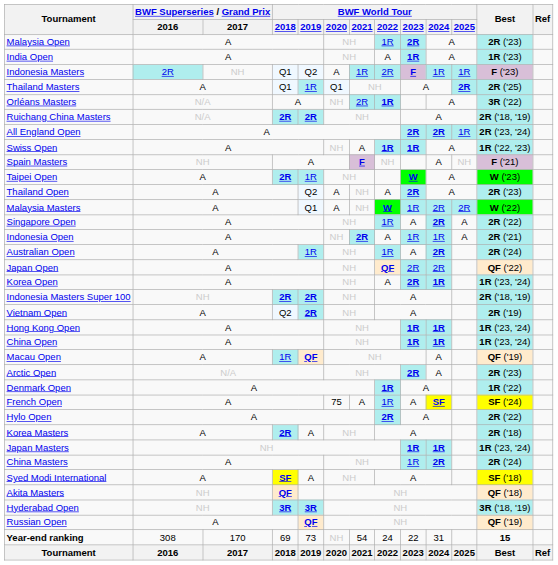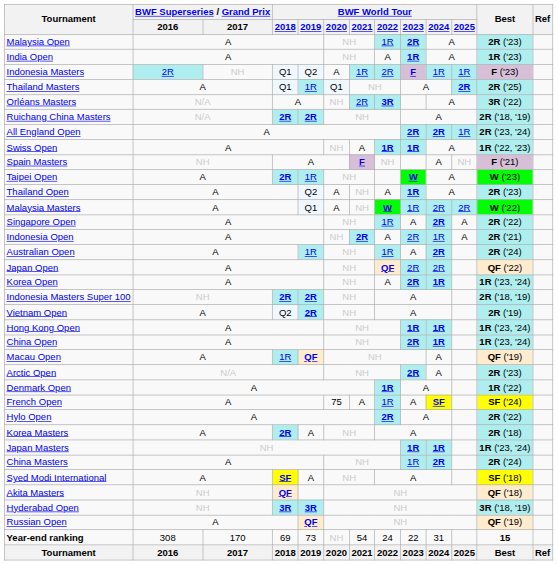(388, 102) 1R -> (388, 102) 3R
(413, 192) 2R -> (413, 192) 1R
(413, 237) 1R -> (413, 237) 2R
(413, 343) 1R -> (413, 343) 2R
